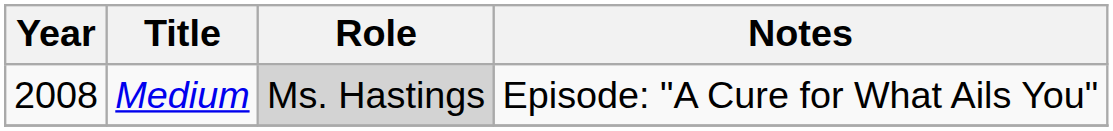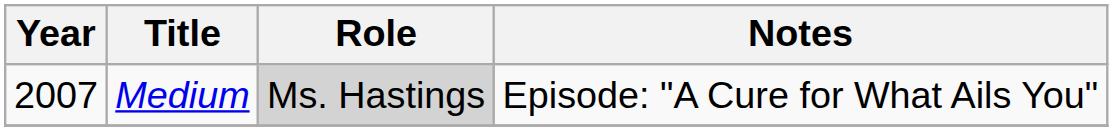(56, 94) 2008 -> (56, 94) 2007
